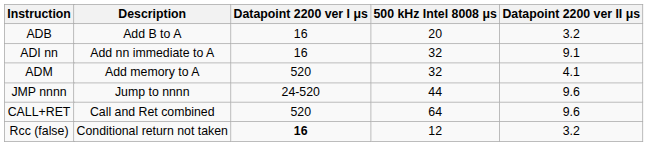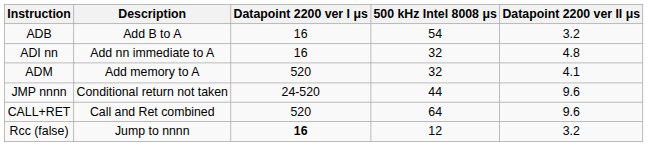(435, 33) 20 -> (435, 33) 54
(571, 53) 9.1 -> (571, 53) 4.8
(152, 92) Jump to nnnn -> (152, 92) Conditional return not taken
(152, 131) Conditional return not taken -> (152, 131) Jump to nnnn
